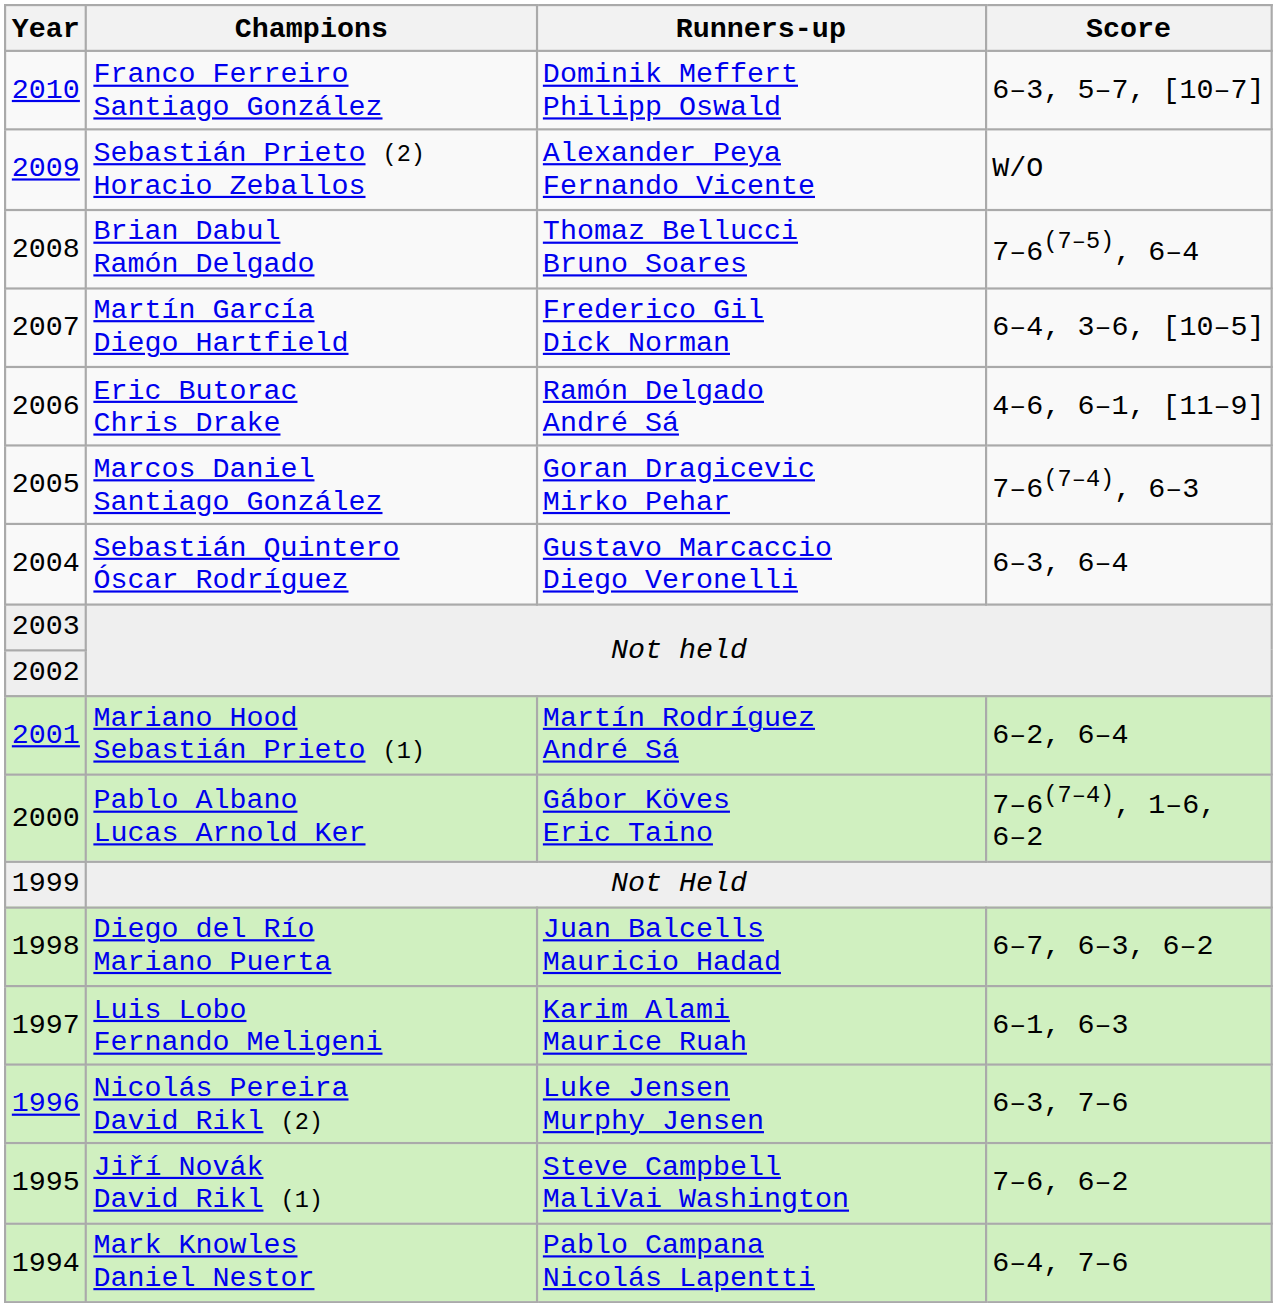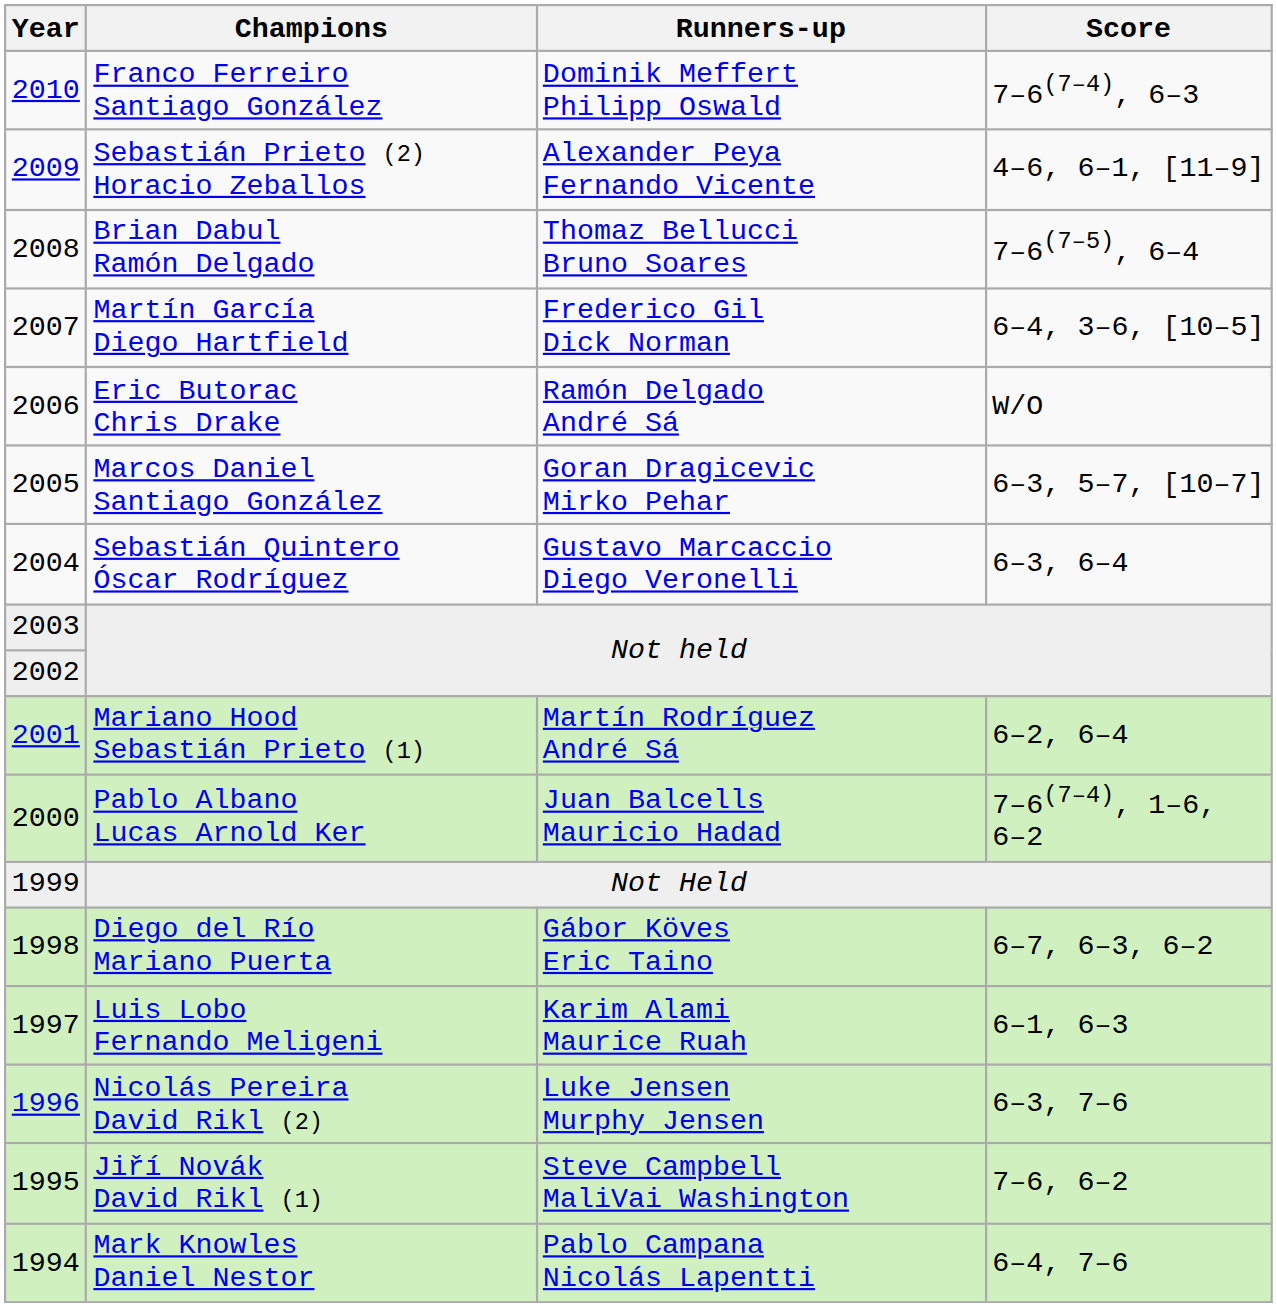(1128, 91) 6–3, 5–7, [10–7] -> (1096, 91) 7–6(7–4), 6–3
(1018, 170) W/O -> (1128, 170) 4–6, 6–1, [11–9]
(1128, 406) 4–6, 6–1, [11–9] -> (1018, 406) W/O
(1096, 485) 7–6(7–4), 6–3 -> (1128, 485) 6–3, 5–7, [10–7]
(636, 818) Gábor Köves Eric Taino -> (662, 818) Juan Balcells Mauricio Hadad
(662, 947) Juan Balcells Mauricio Hadad -> (636, 947) Gábor Köves Eric Taino
